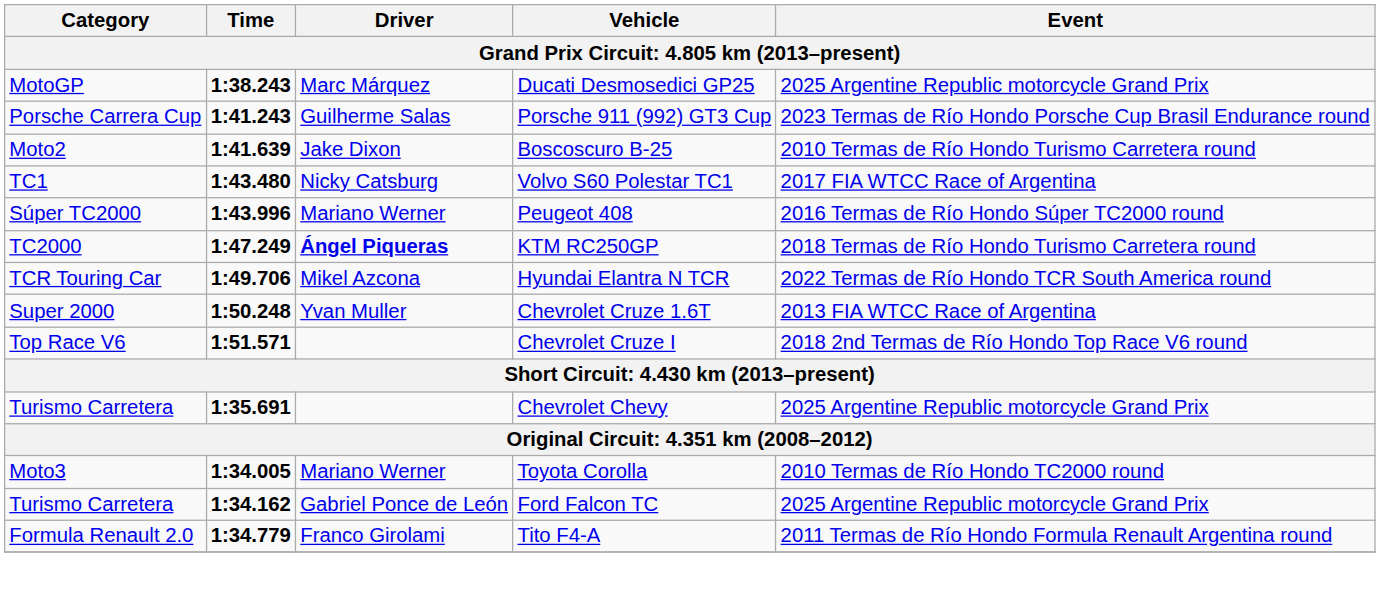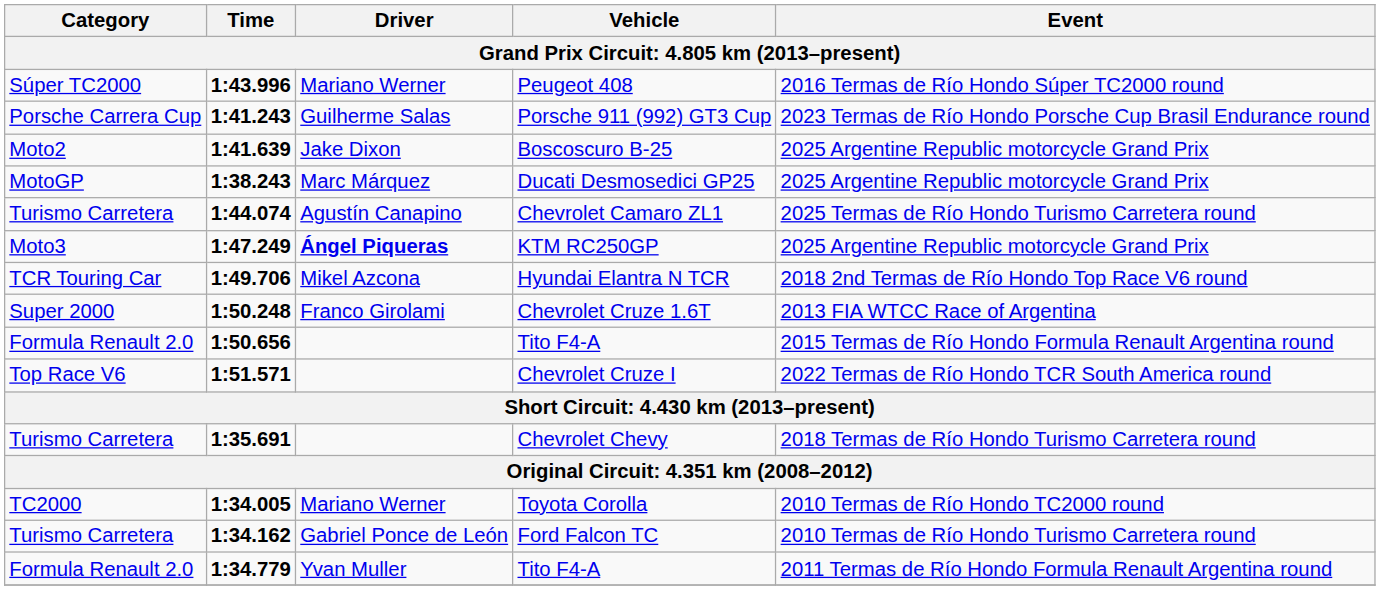rows swapped: (251, 85) <-> (251, 213)
(1018, 149) 2010 Termas de Río Hondo Turismo Carretera round -> (995, 149) 2025 Argentine Republic motorcycle Grand Prix
- row: (251, 181)
+ row: (251, 213)
(45, 246) TC2000 -> (38, 246) Moto3
(1018, 246) 2018 Termas de Río Hondo Turismo Carretera round -> (995, 246) 2025 Argentine Republic motorcycle Grand Prix
(1026, 278) 2022 Termas de Río Hondo TCR South America round -> (1014, 278) 2018 2nd Termas de Río Hondo Top Race V6 round
(353, 310) Yvan Muller -> (373, 310) Franco Girolami
+ row: (251, 342)
(1014, 342) 2018 2nd Termas de Río Hondo Top Race V6 round -> (1026, 375) 2022 Termas de Río Hondo TCR South America round
(995, 407) 2025 Argentine Republic motorcycle Grand Prix -> (1018, 439) 2018 Termas de Río Hondo Turismo Carretera round
(38, 471) Moto3 -> (45, 504) TC2000
(995, 504) 2025 Argentine Republic motorcycle Grand Prix -> (1018, 536) 2010 Termas de Río Hondo Turismo Carretera round
(373, 536) Franco Girolami -> (353, 568) Yvan Muller
